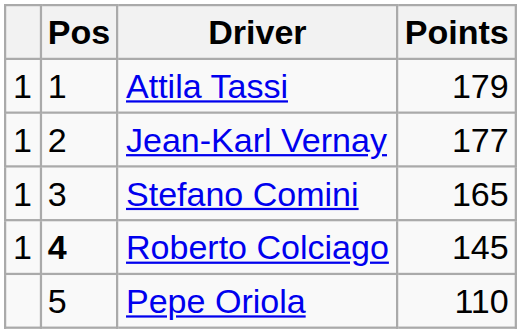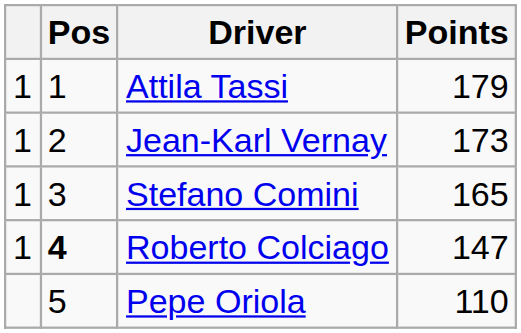(480, 140) 177 -> (480, 140) 173
(480, 248) 145 -> (480, 248) 147
